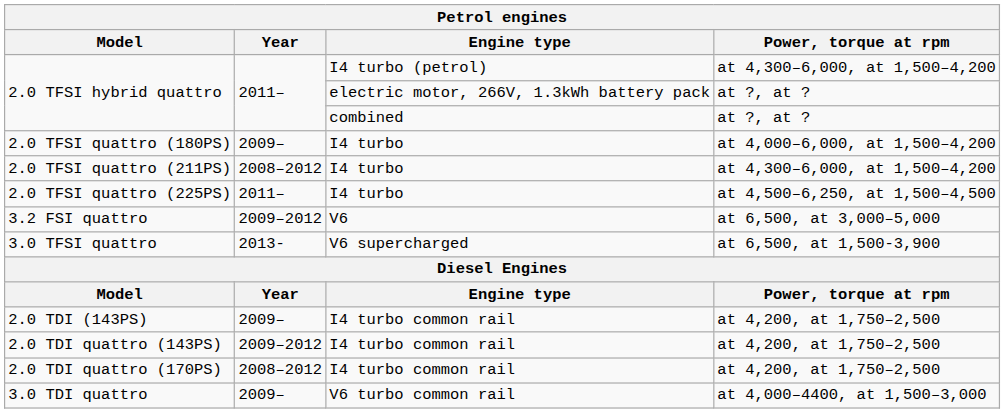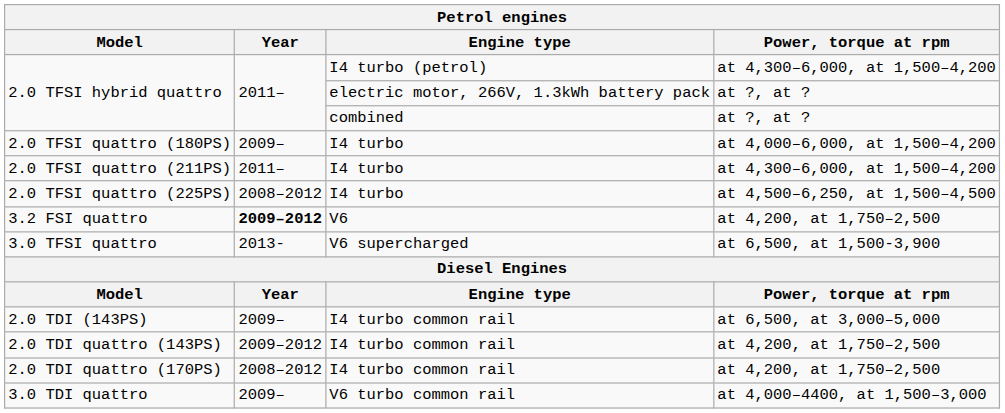(280, 168) 2008–2012 -> (262, 168) 2011–
(262, 194) 2011– -> (280, 194) 2008–2012
(280, 219) normal -> (280, 219) bold
(829, 219) at 6,500, at 3,000–5,000 -> (829, 219) at 4,200, at 1,750–2,500
(829, 320) at 4,200, at 1,750–2,500 -> (829, 320) at 6,500, at 3,000–5,000
